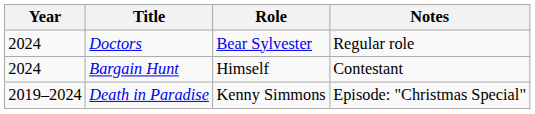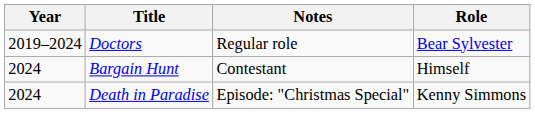columns swapped: (271, 17) <-> (430, 17)
(25, 43) 2024 -> (45, 43) 2019–2024
(45, 95) 2019–2024 -> (25, 95) 2024
